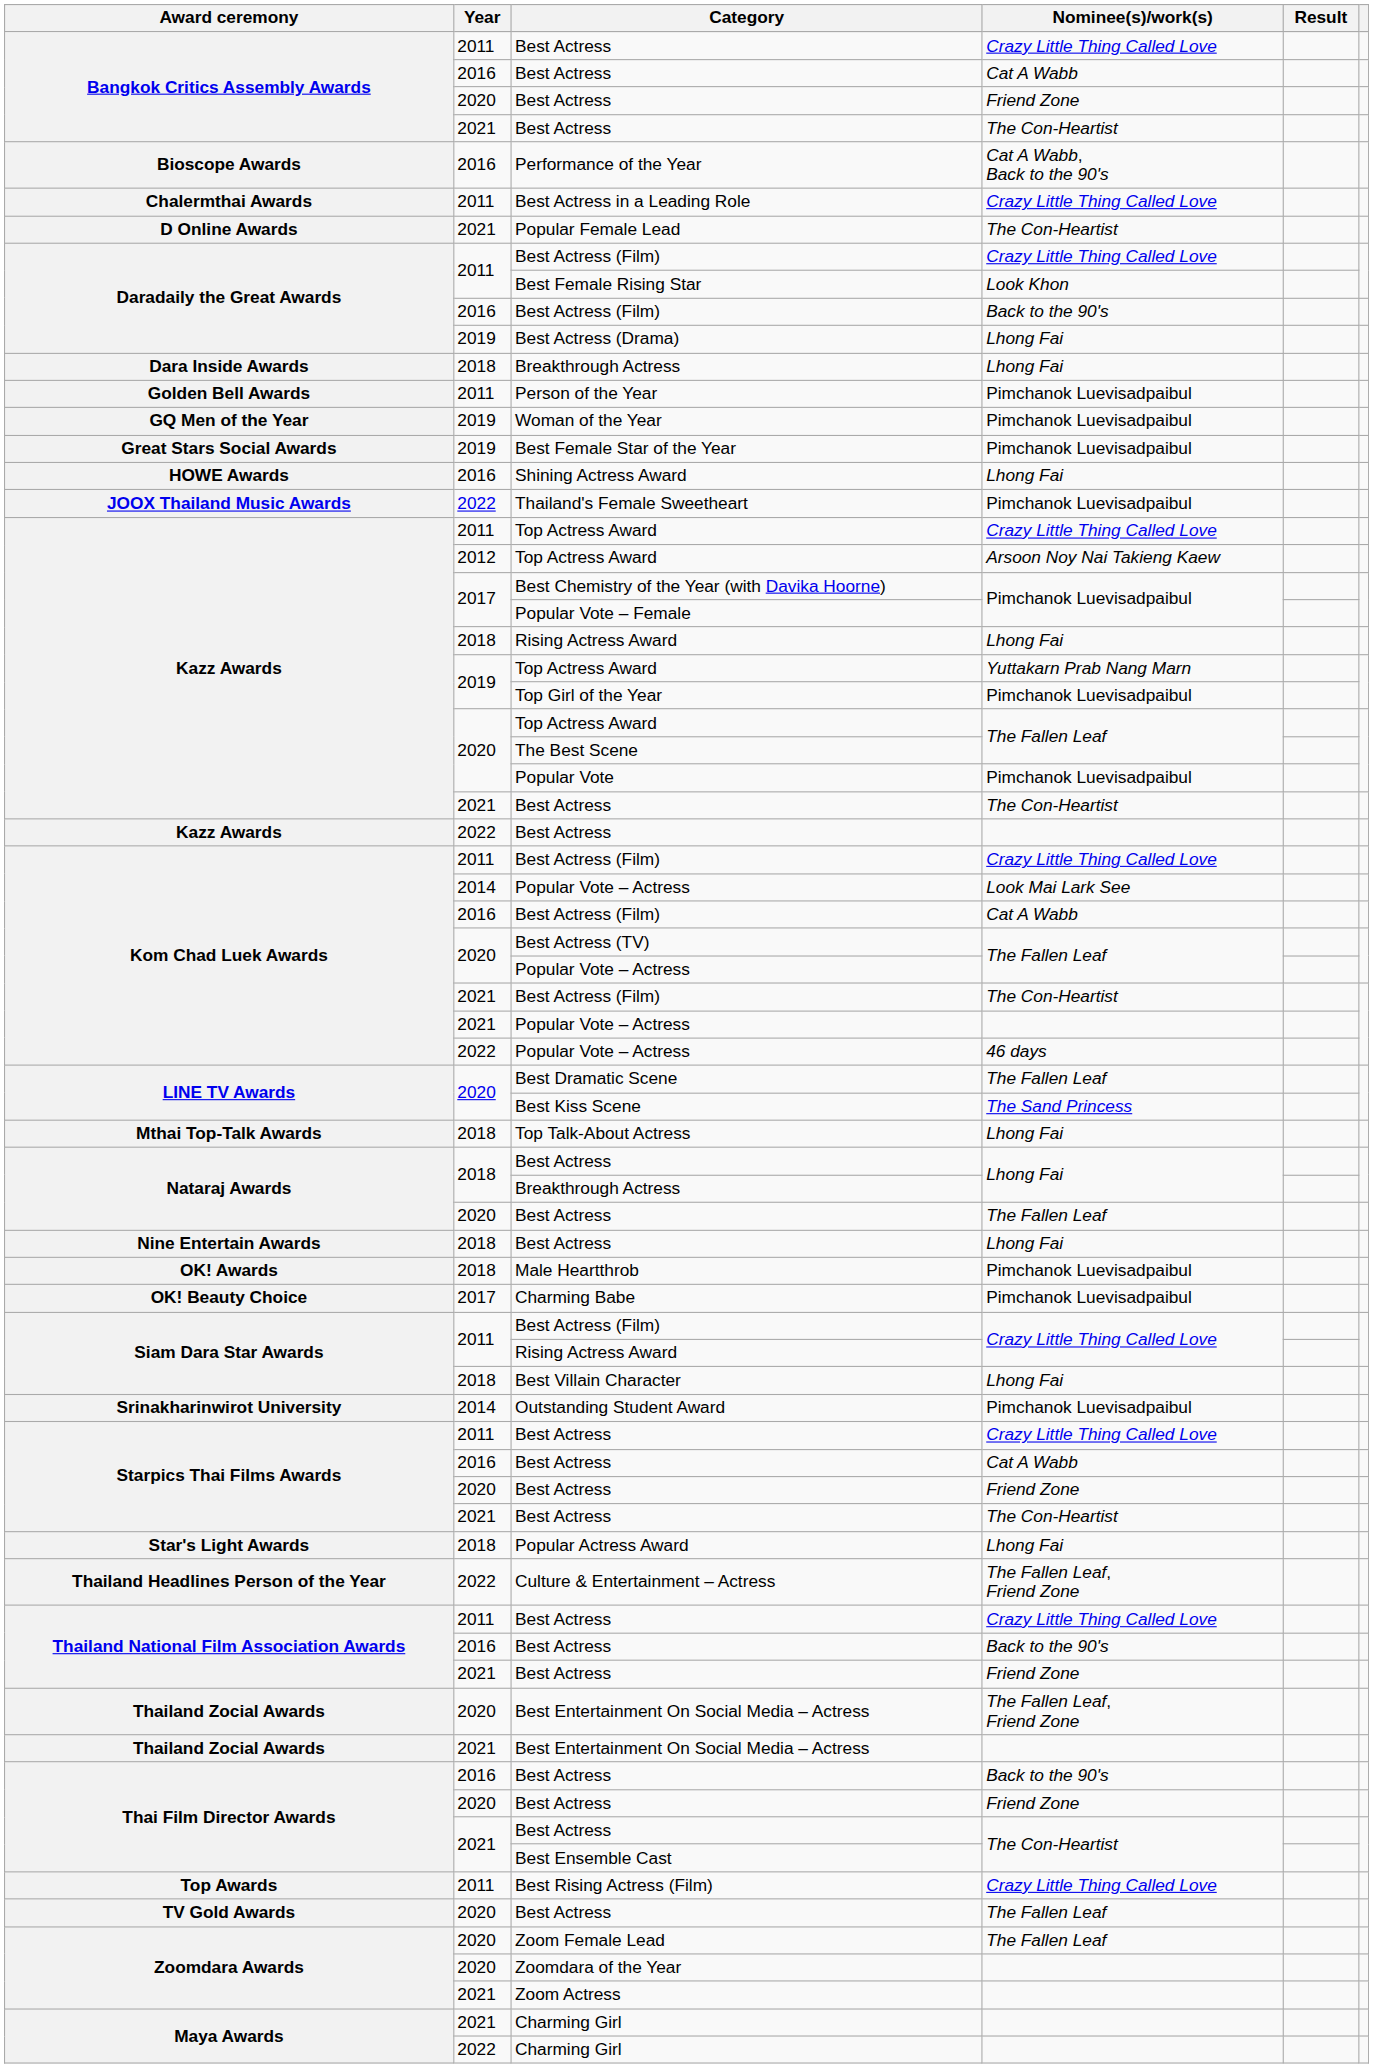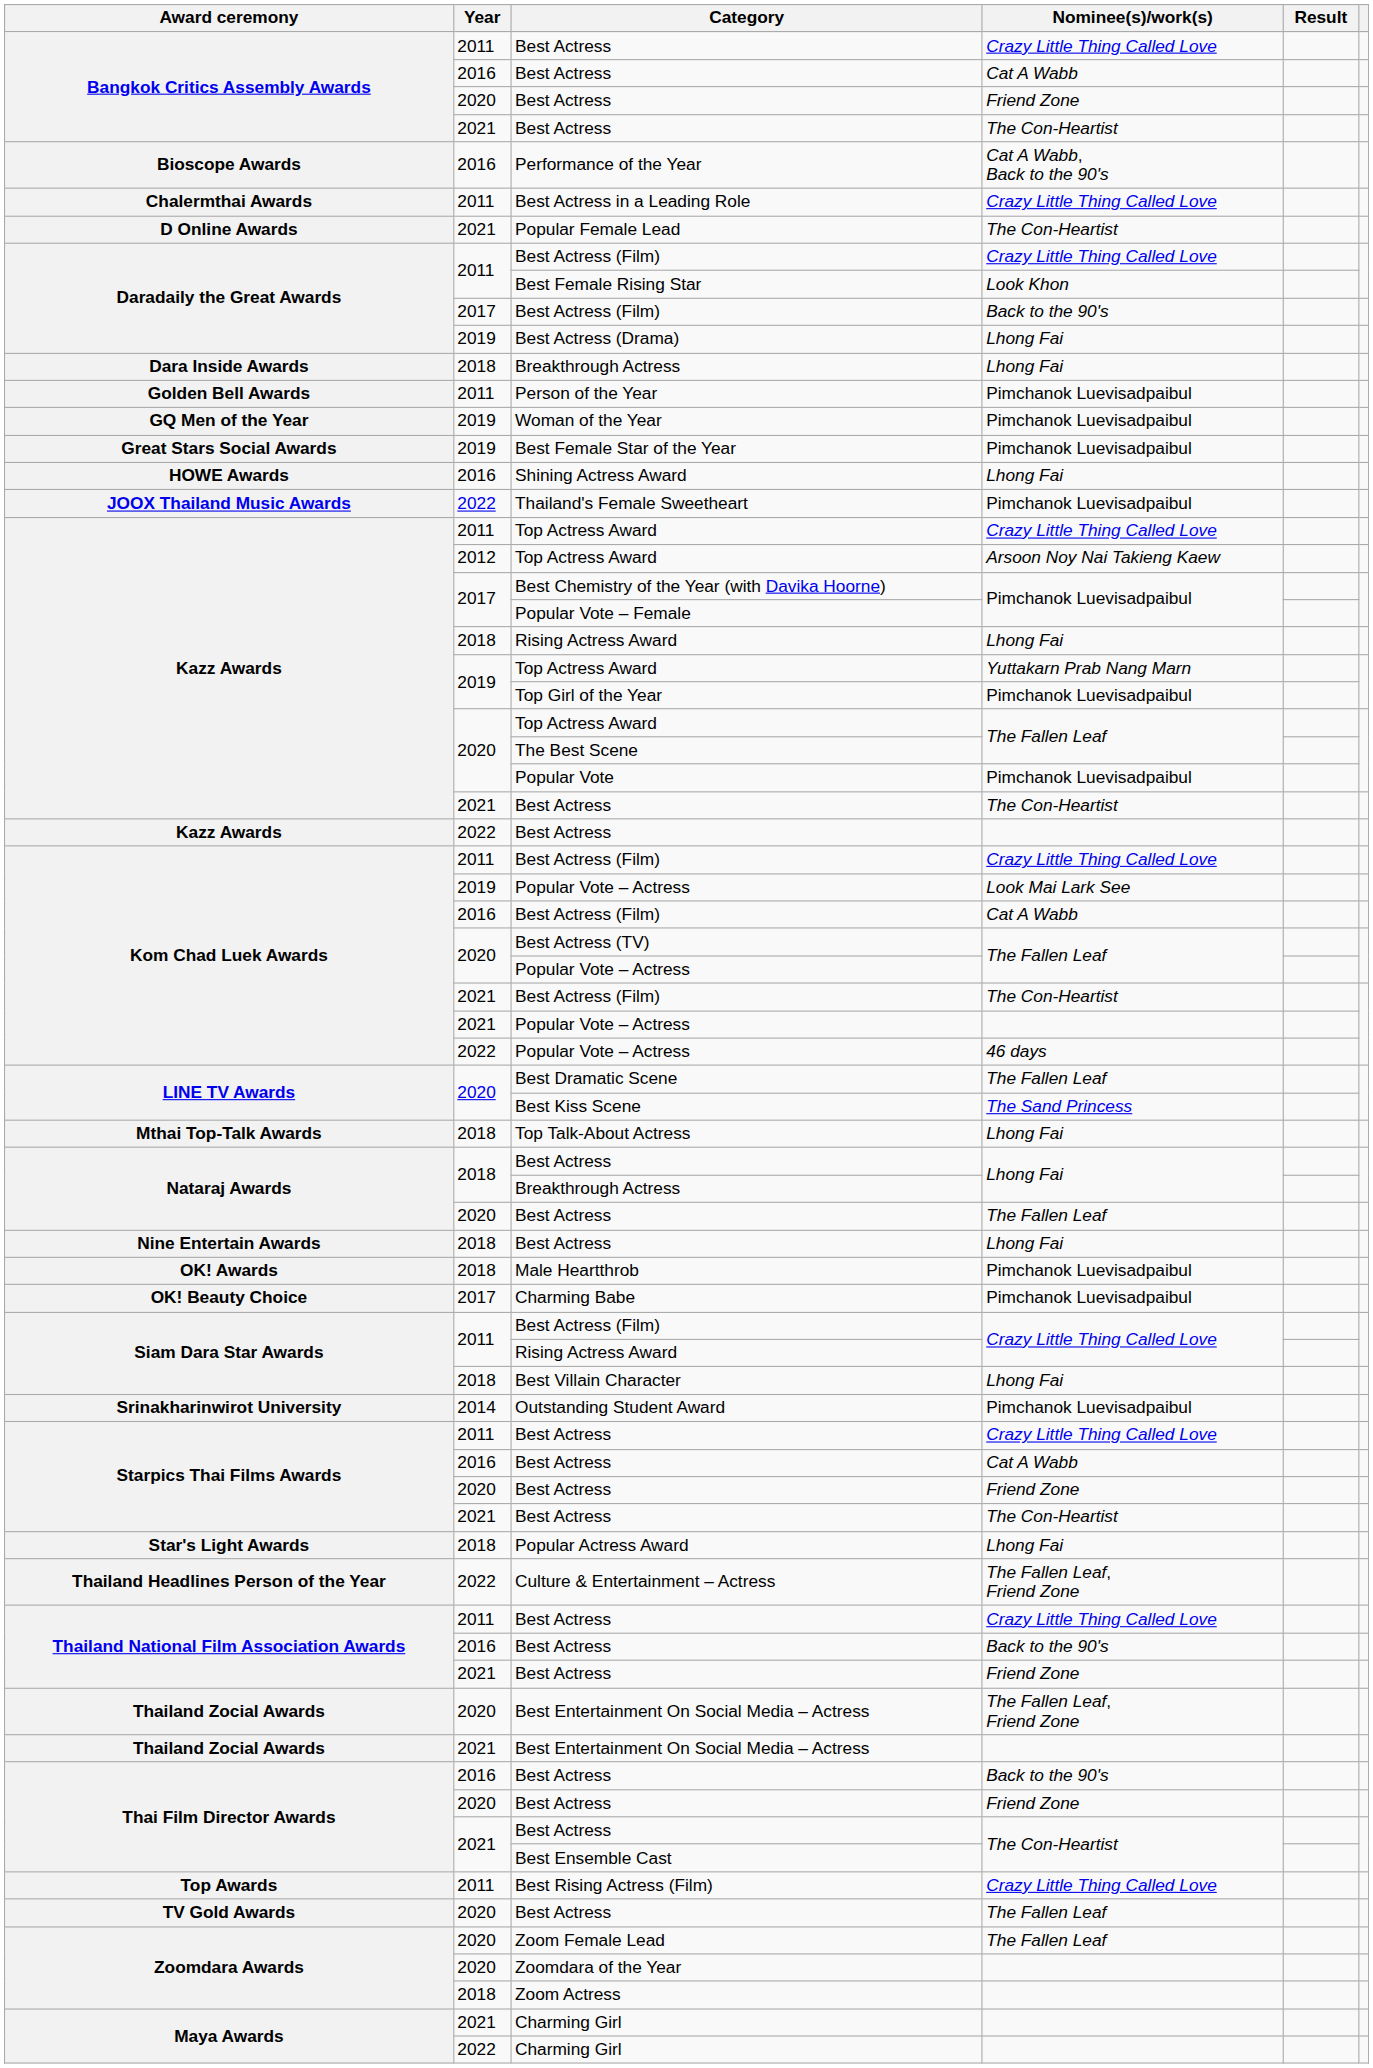(477, 311) 2016 -> (477, 311) 2017
(477, 887) 2014 -> (477, 887) 2019
(477, 1994) 2021 -> (477, 1994) 2018
